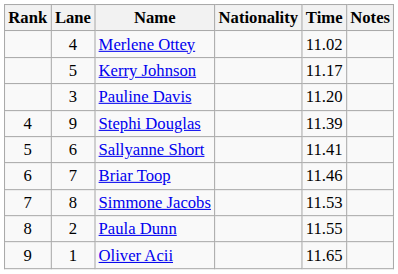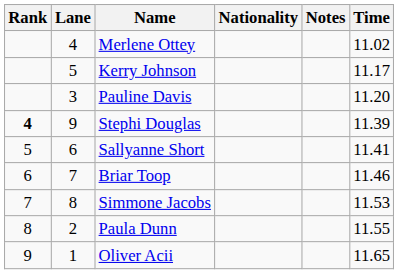columns swapped: (324, 17) <-> (370, 17)
(28, 123) normal -> (28, 123) bold
